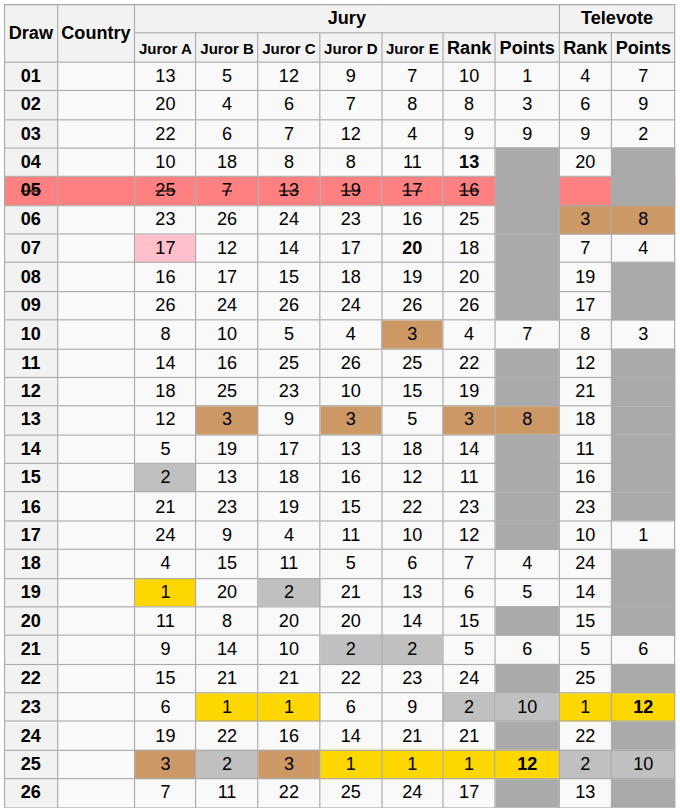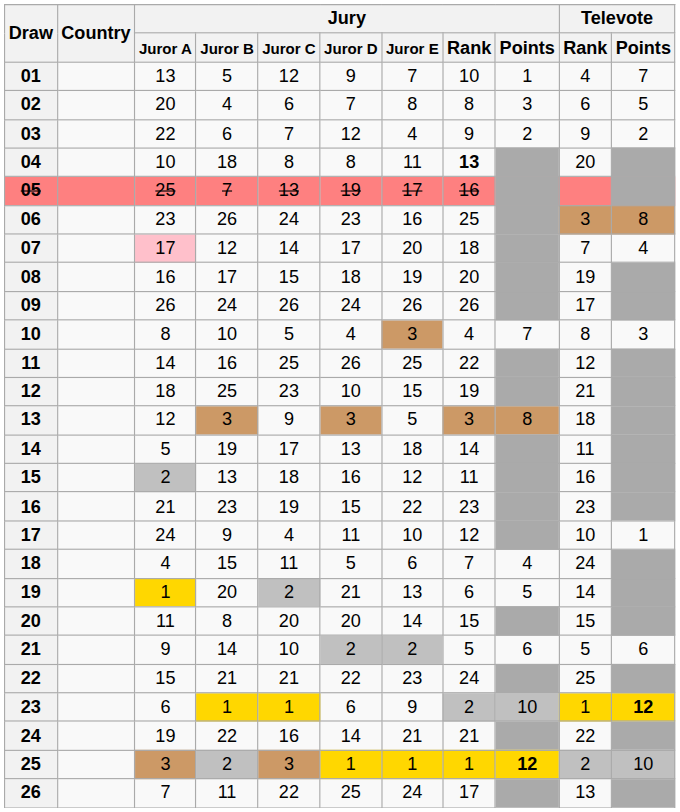(643, 104) 9 -> (643, 104) 5
(527, 133) 9 -> (527, 133) 2
(412, 248) bold -> (412, 248) normal
